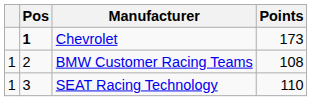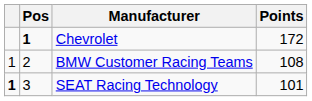(291, 39) 173 -> (291, 39) 172
(12, 85) normal -> (12, 85) bold
(292, 85) 110 -> (291, 85) 101
